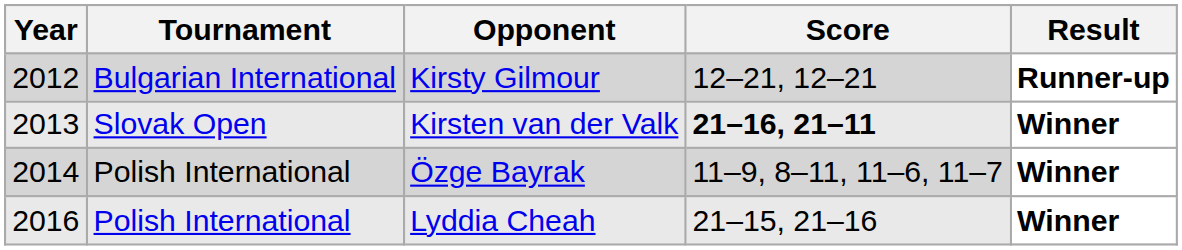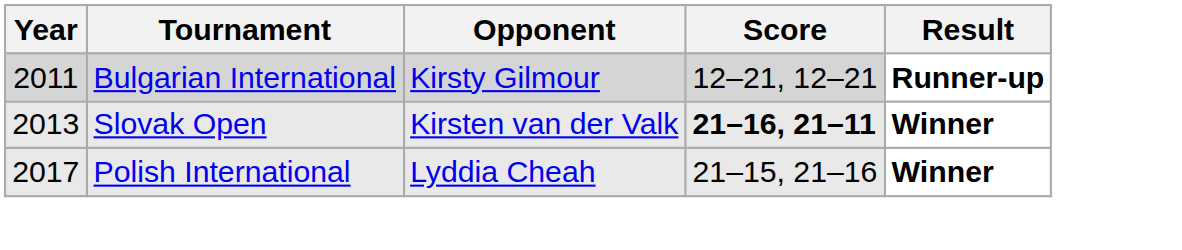(46, 77) 2012 -> (46, 77) 2011
- row: (497, 173)
(46, 220) 2016 -> (46, 173) 2017
